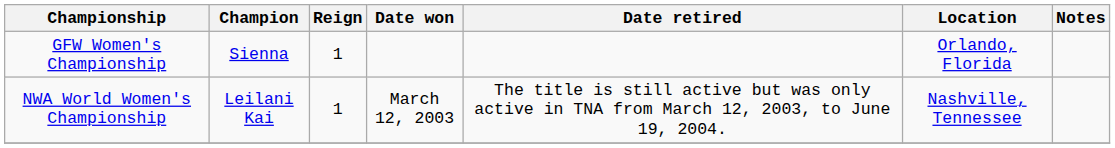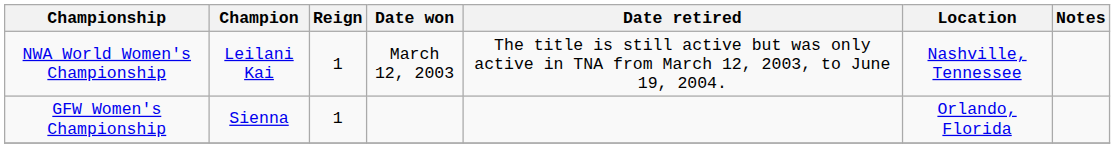rows swapped: (107, 110) <-> (107, 55)
